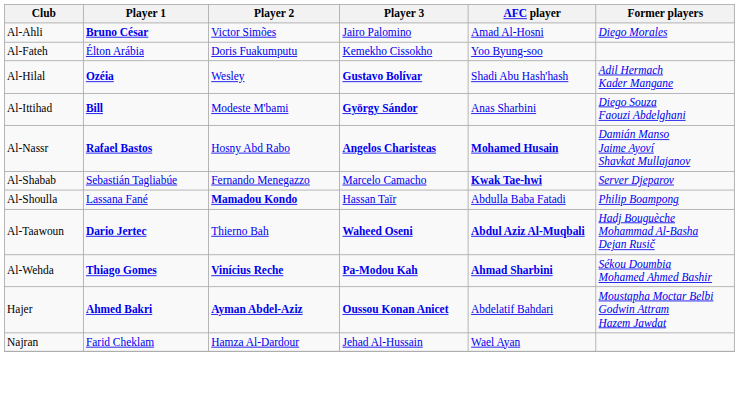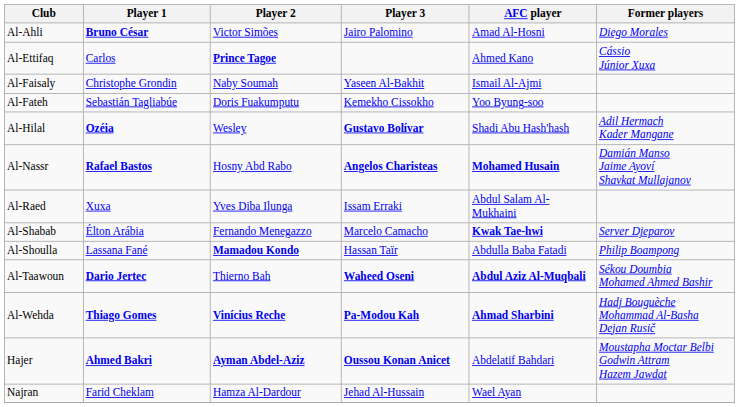+ row: (30, 57)
+ row: (31, 83)
(115, 51) Élton Arábia -> (131, 102) Sebastián Tagliabúe
- row: (30, 109)
+ row: (26, 205)
(132, 180) Sebastián Tagliabúe -> (115, 231) Élton Arábia
(648, 231) Hadj Bouguèche Mohammad Al-Basha Dejan Rusič -> (656, 275) Sékou Doumbia Mohamed Ahmed Bashir
(655, 270) Sékou Doumbia Mohamed Ahmed Bashir -> (649, 314) Hadj Bouguèche Mohammad Al-Basha Dejan Rusič
